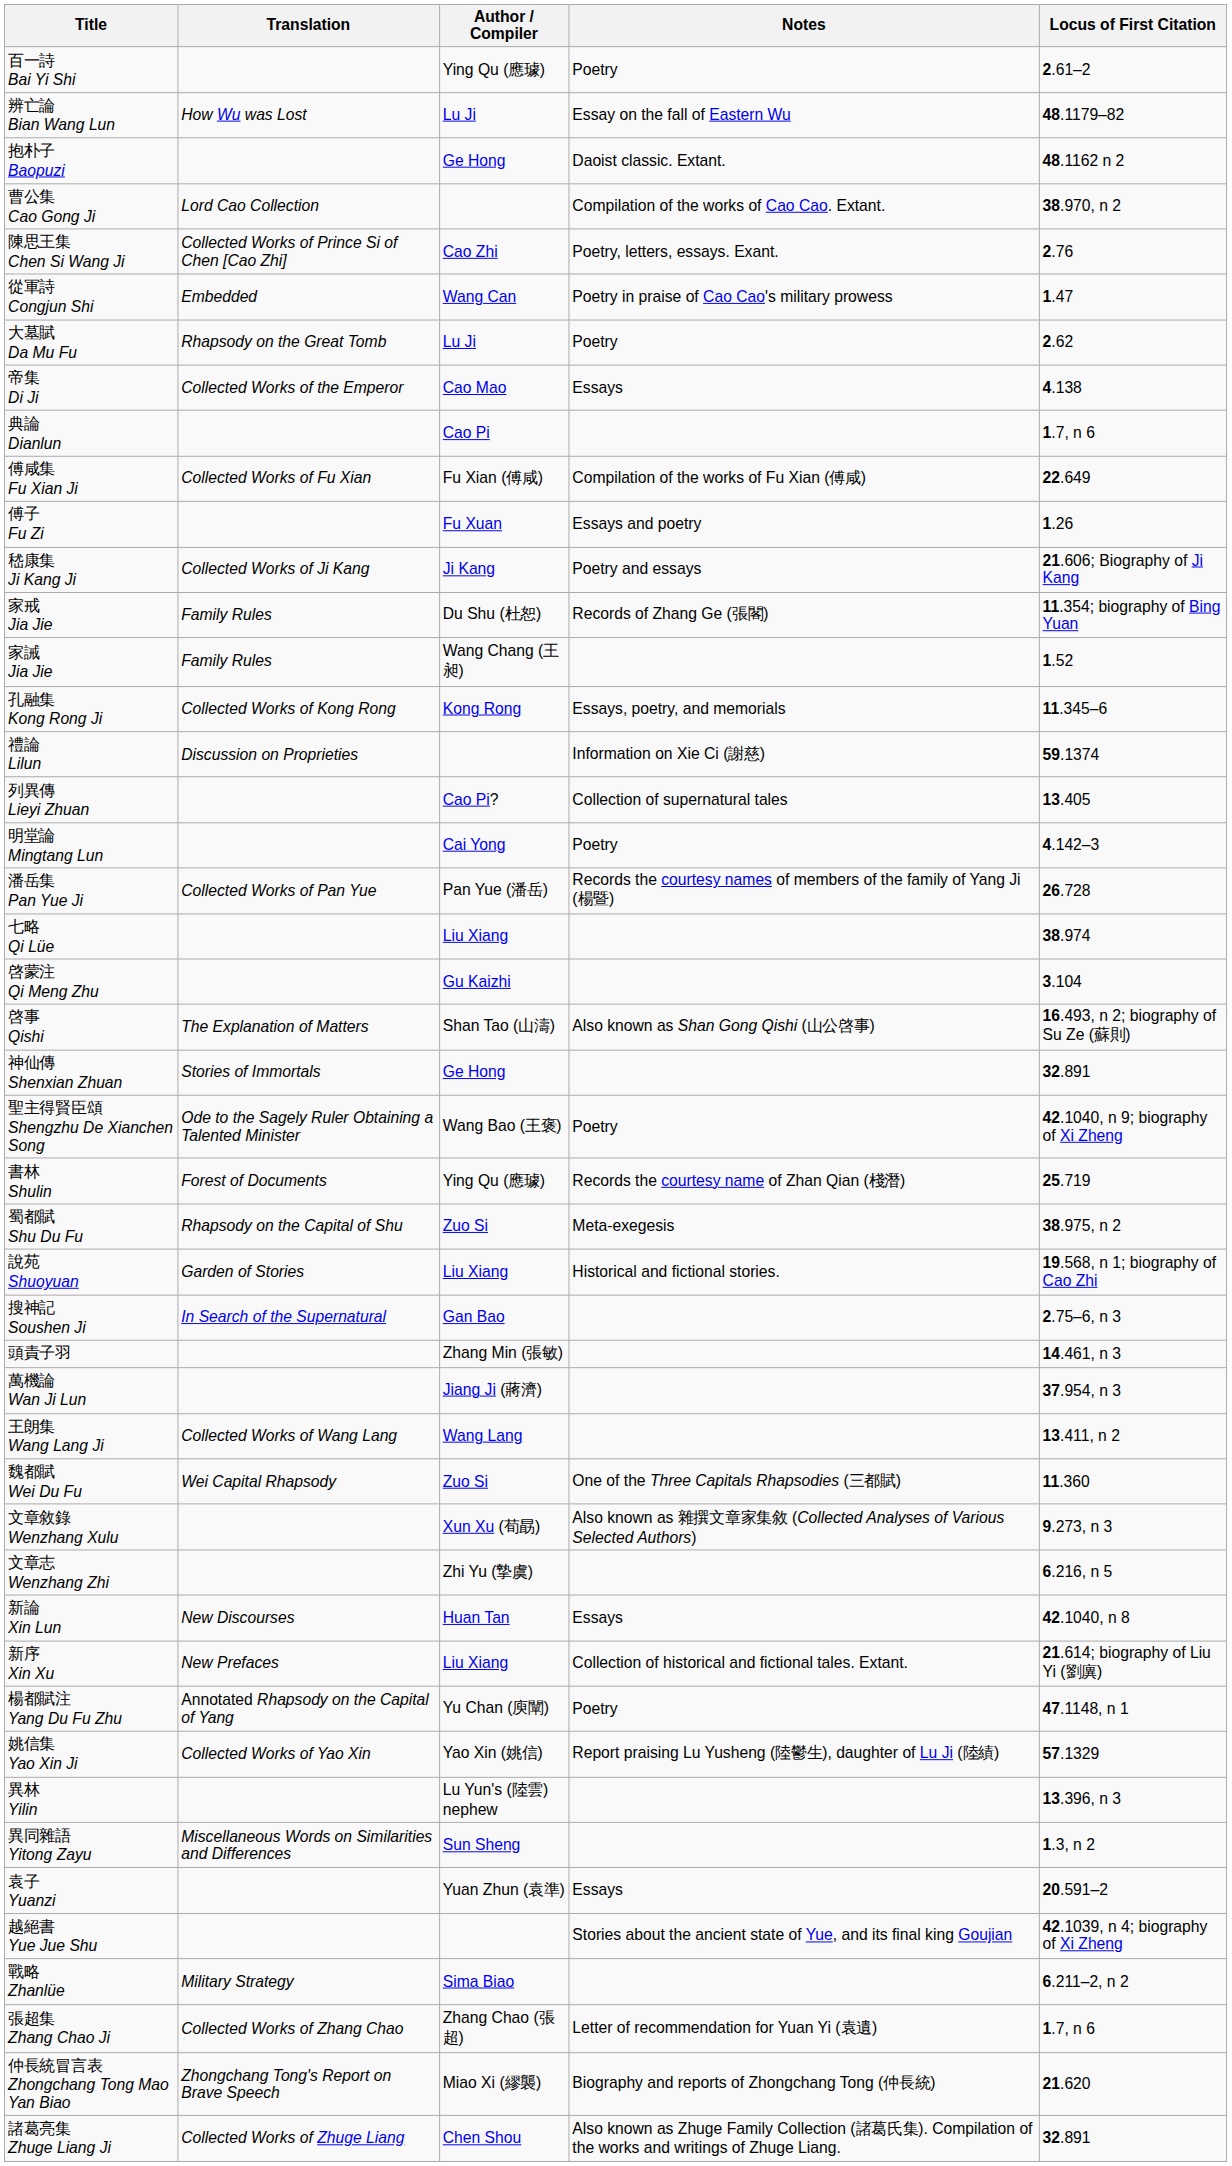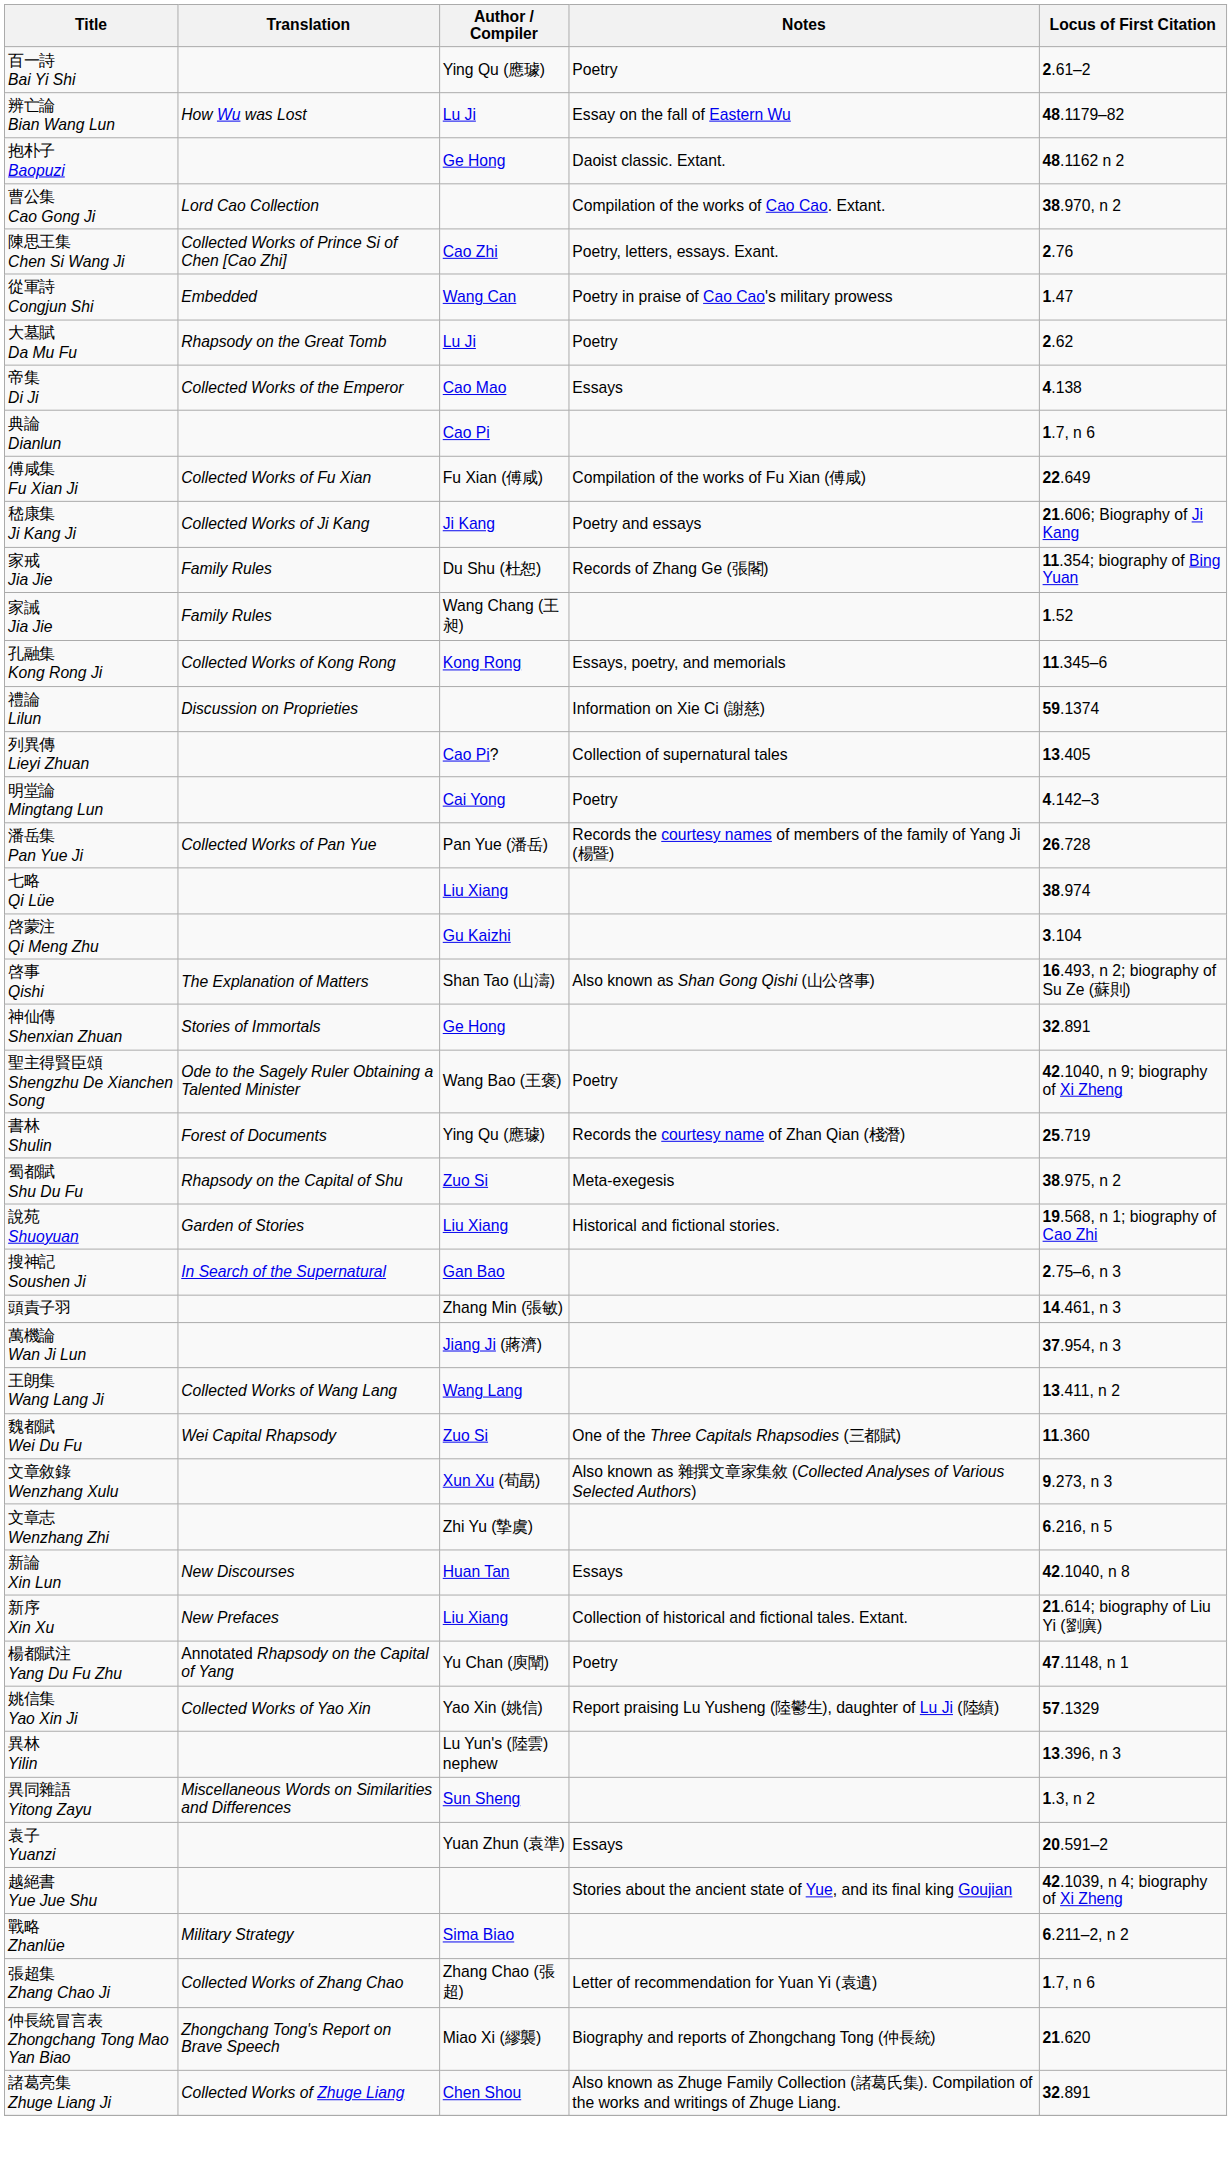- row: (26, 524)
